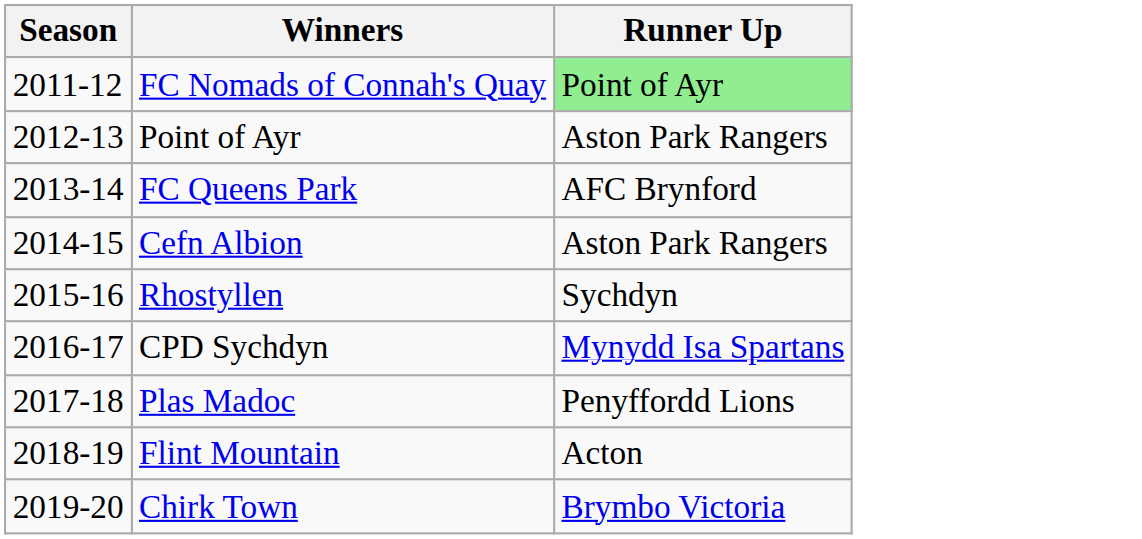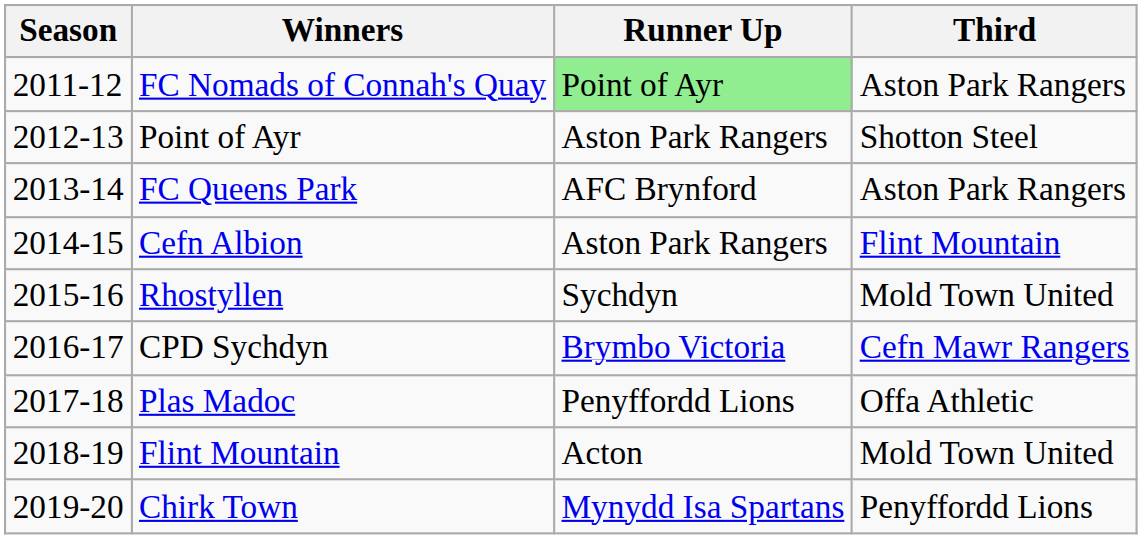+ column: (995, 30)
(703, 347) Mynydd Isa Spartans -> (673, 347) Brymbo Victoria
(673, 505) Brymbo Victoria -> (703, 505) Mynydd Isa Spartans
